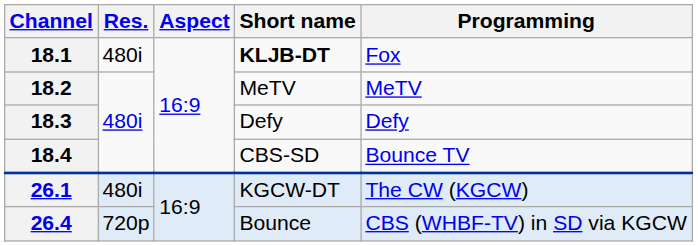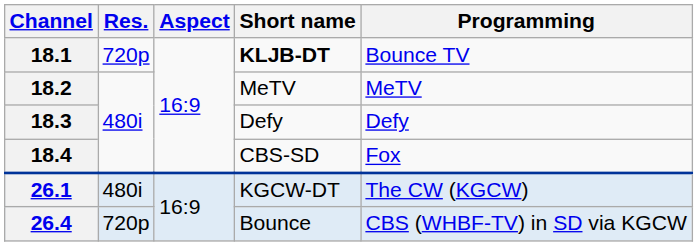(123, 54) 480i -> (126, 54) 720p
(383, 54) Fox -> (417, 54) Bounce TV
(417, 155) Bounce TV -> (383, 155) Fox
